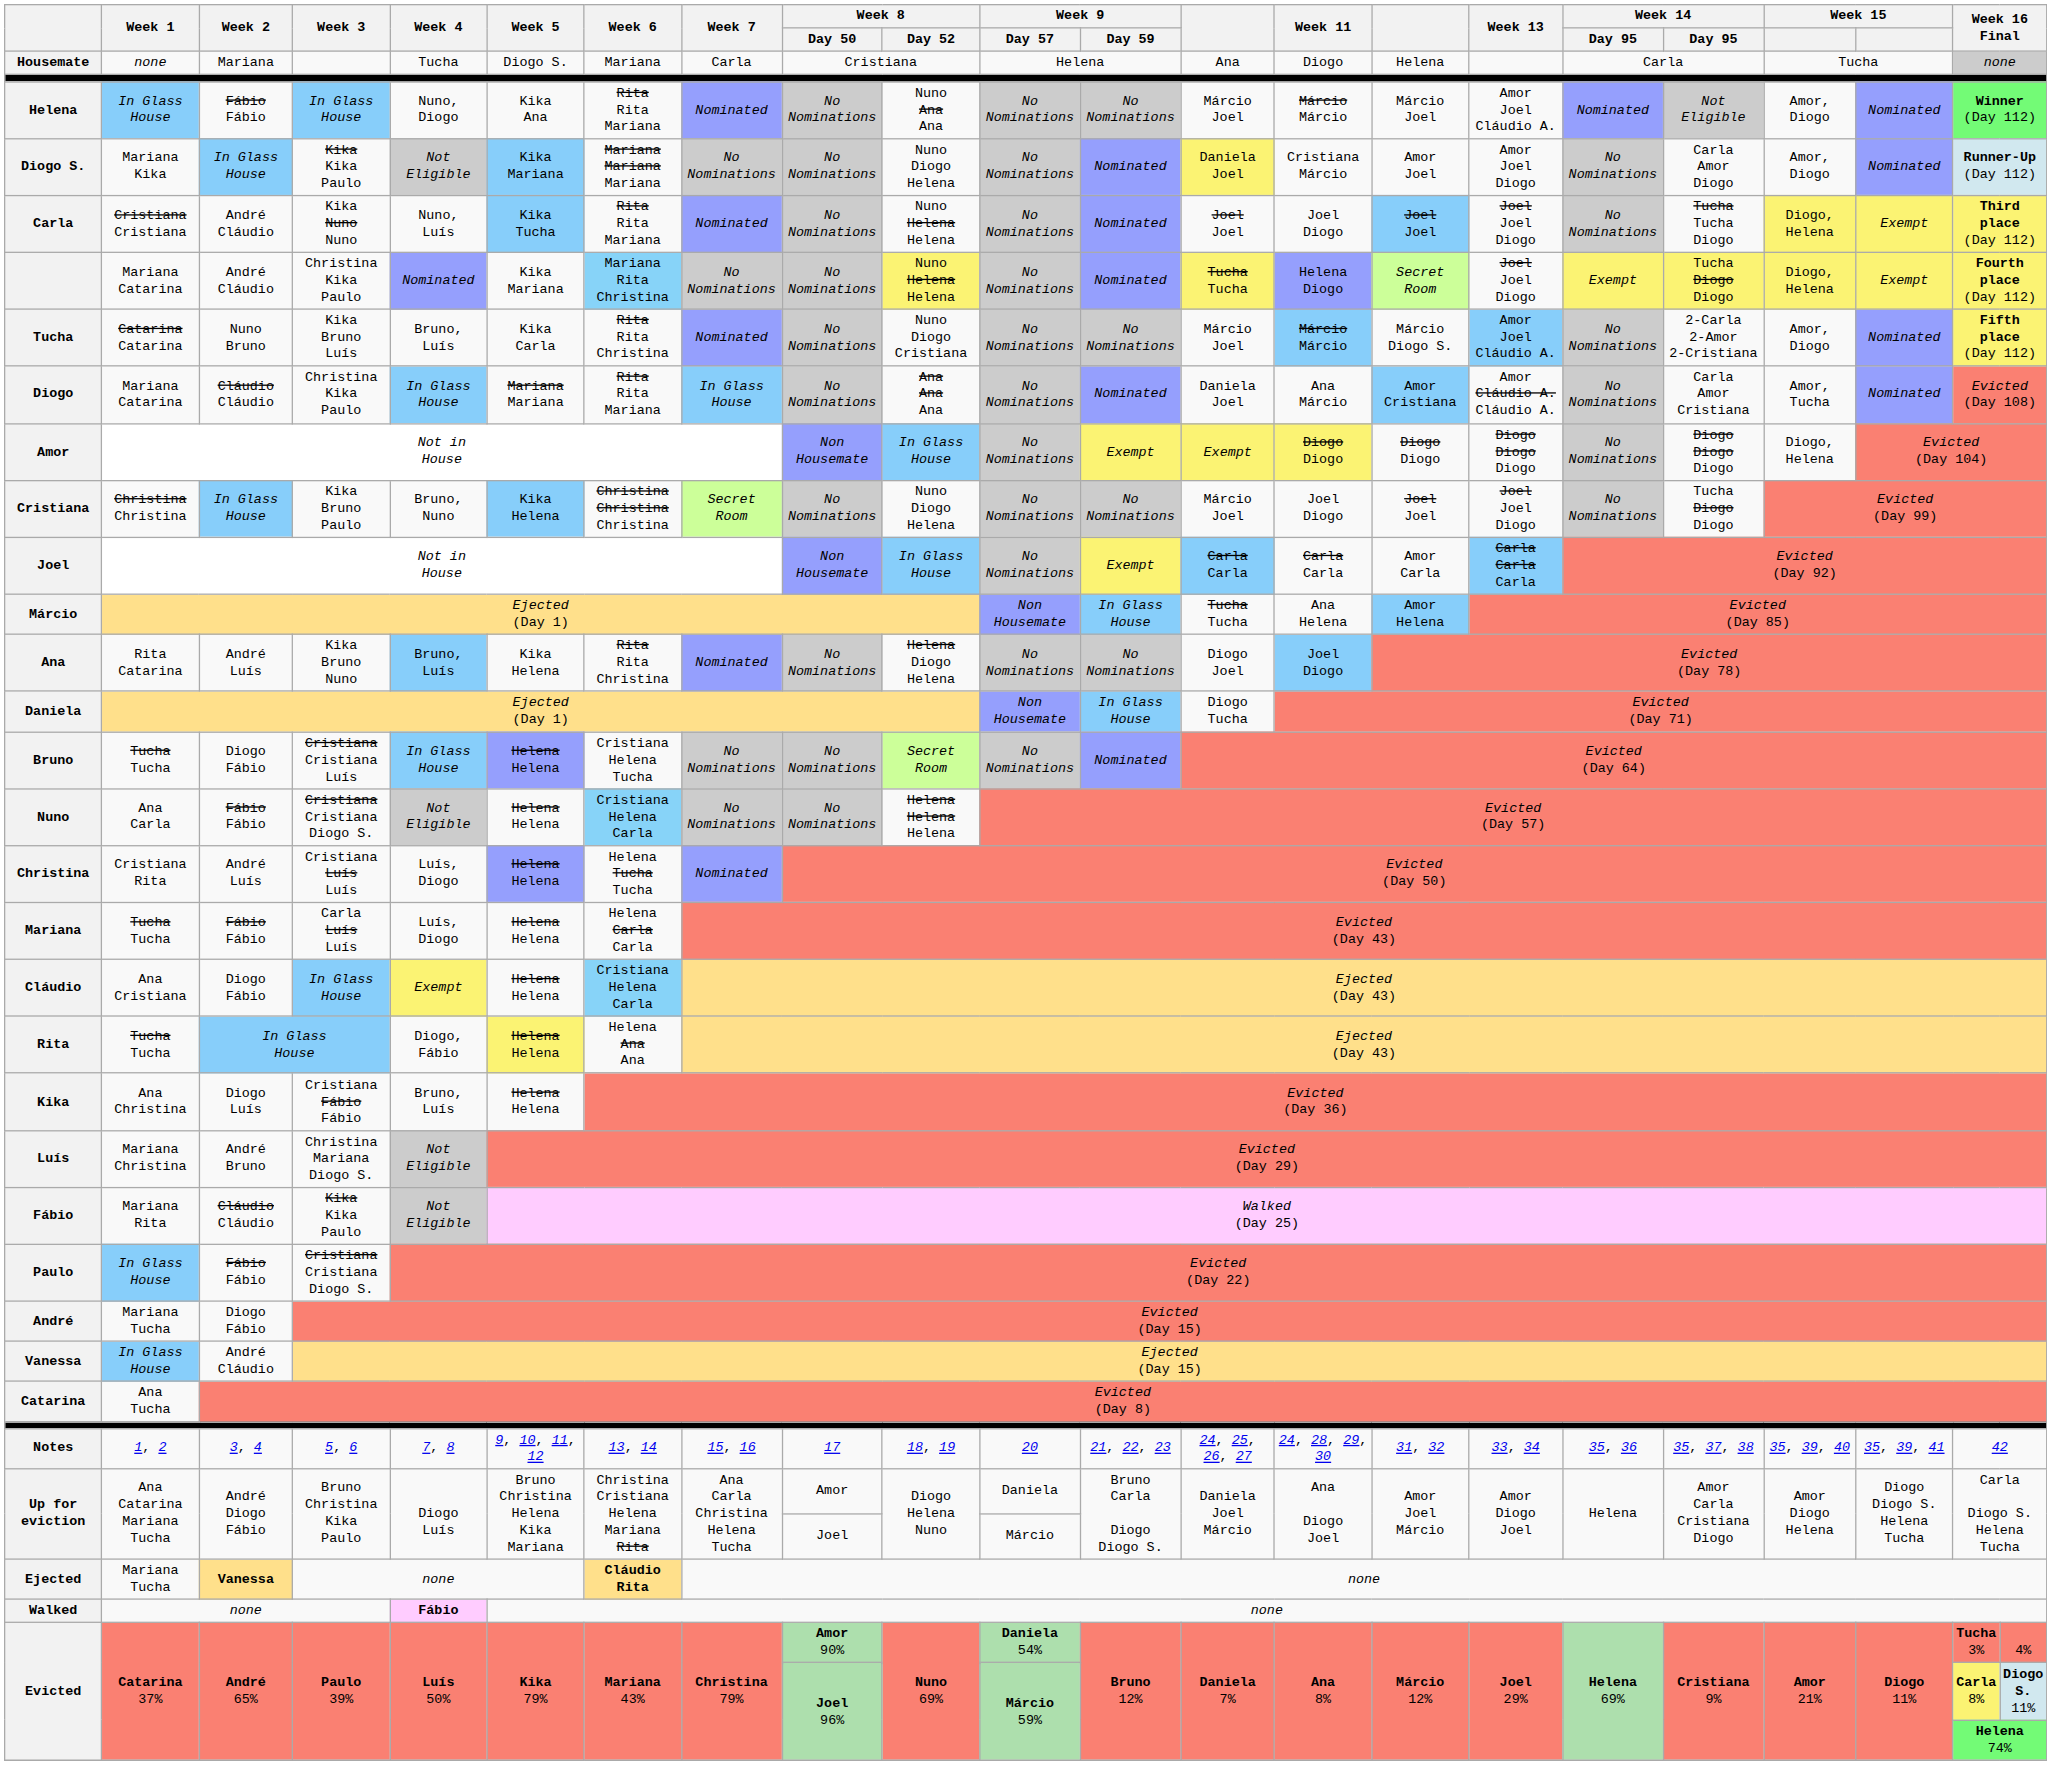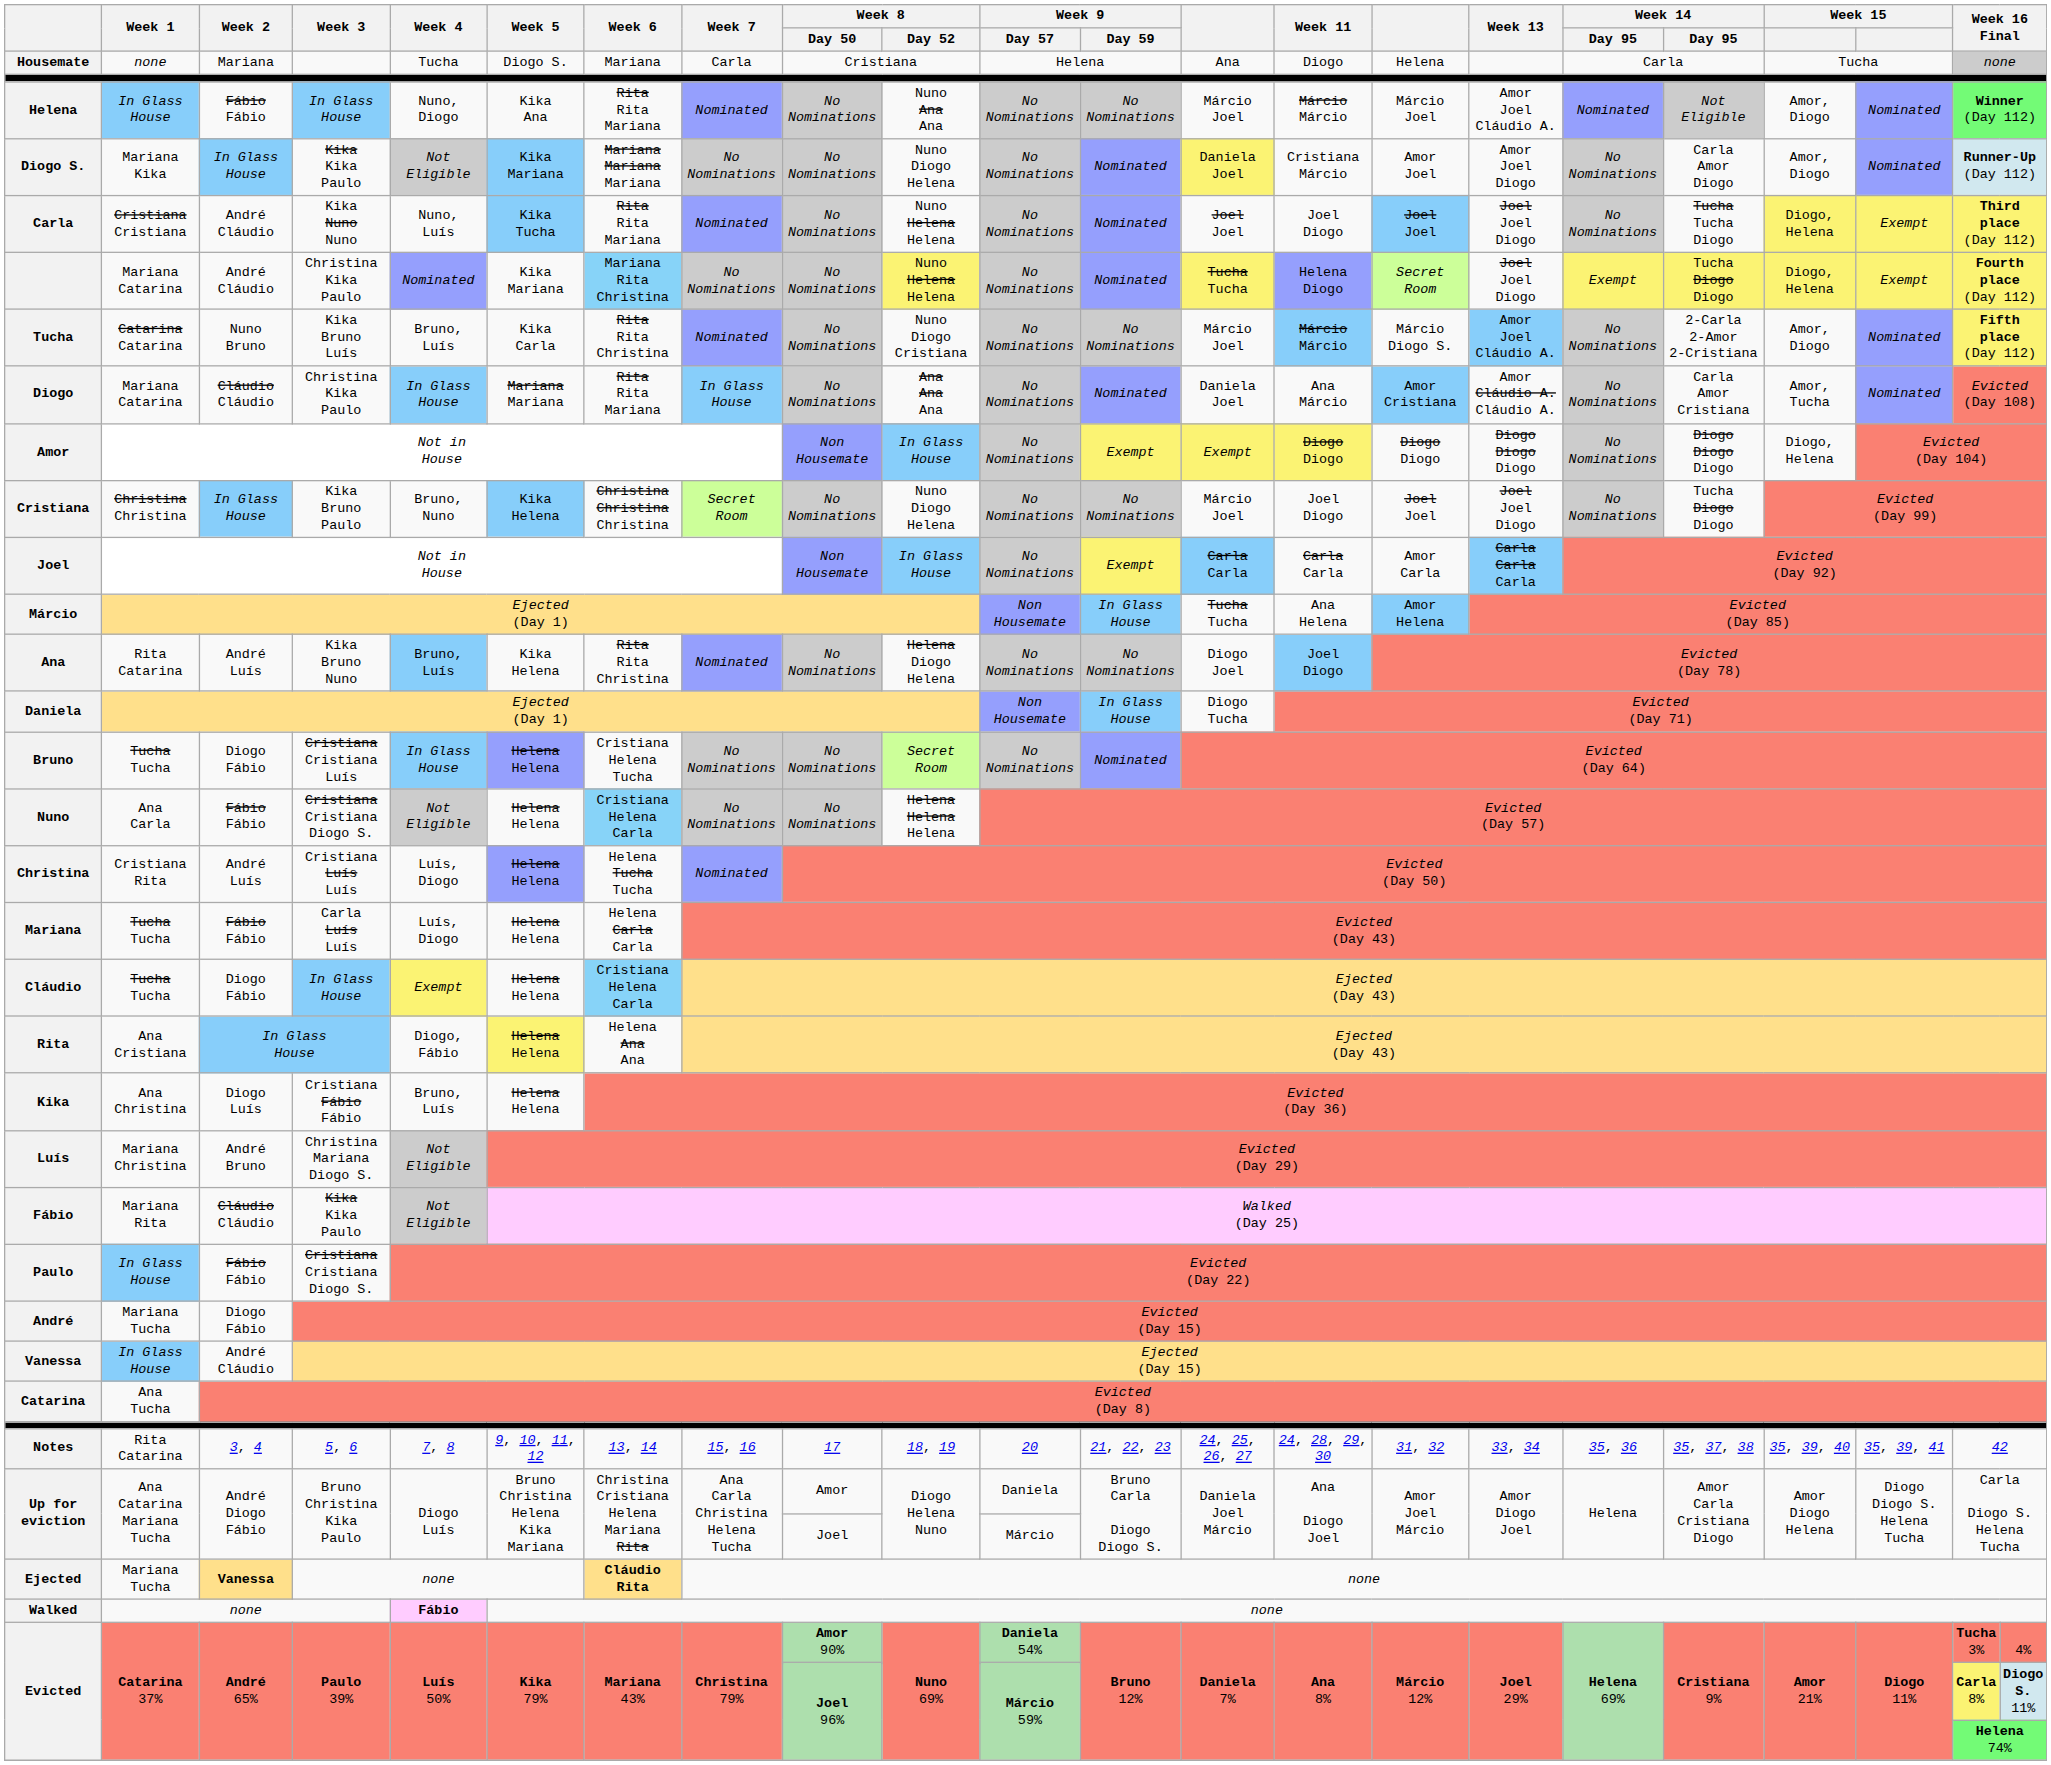(150, 988) Ana Cristiana -> (150, 988) Tucha Tucha
(150, 1045) Tucha Tucha -> (150, 1045) Ana Cristiana
(150, 1448) 1, 2 -> (150, 1448) Rita Catarina
